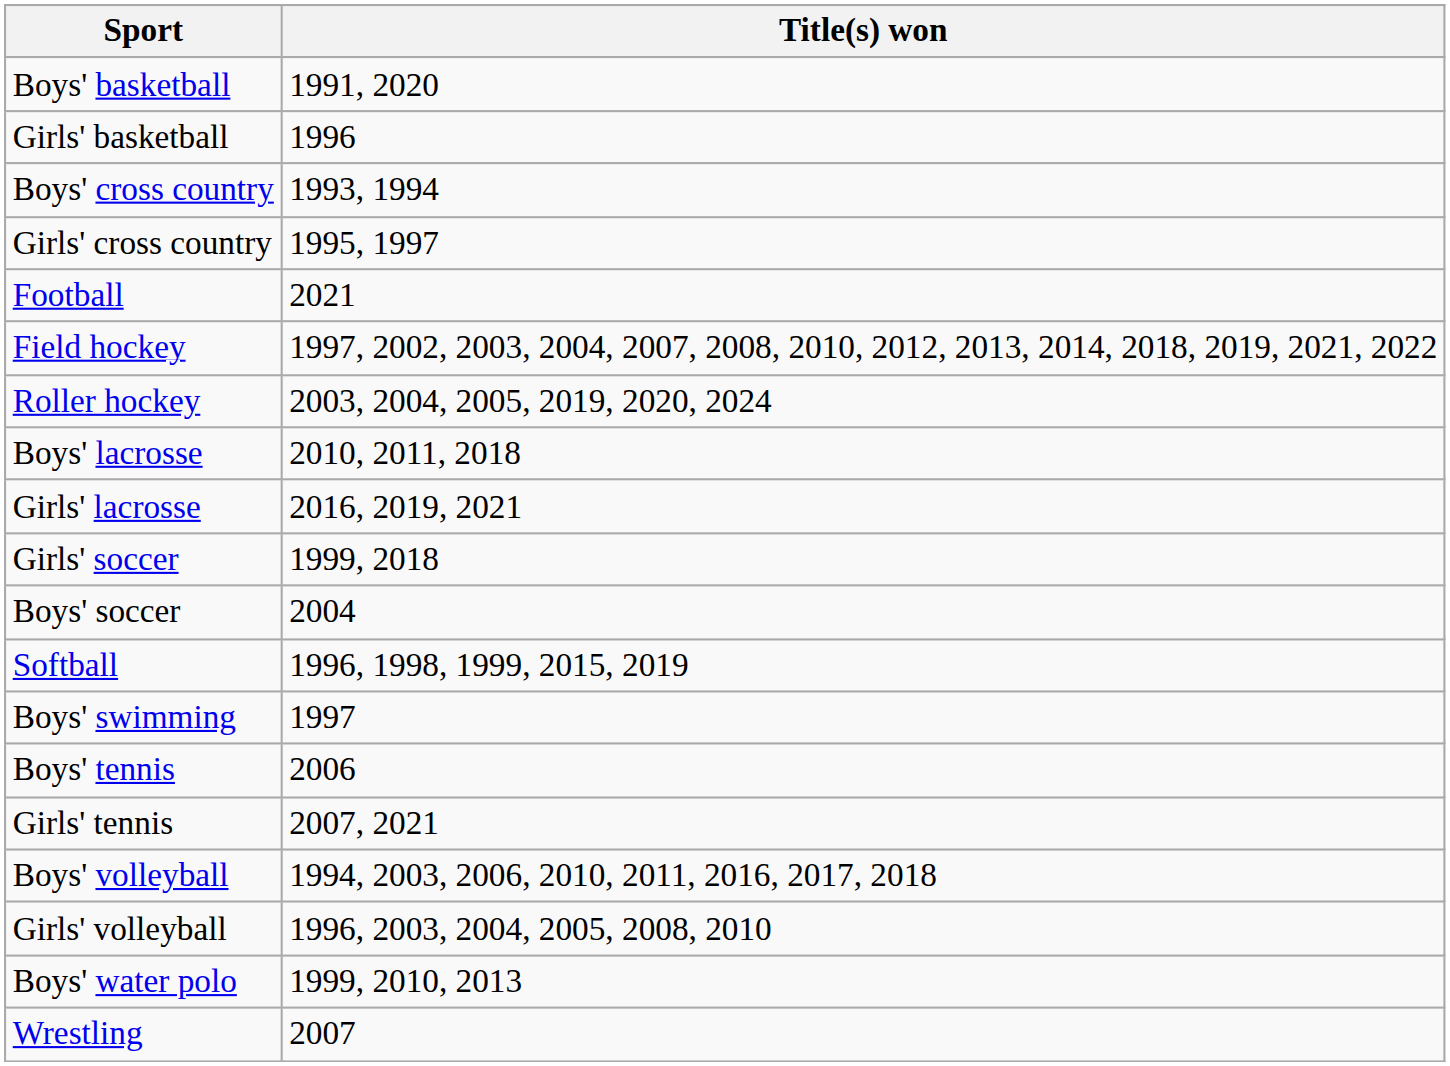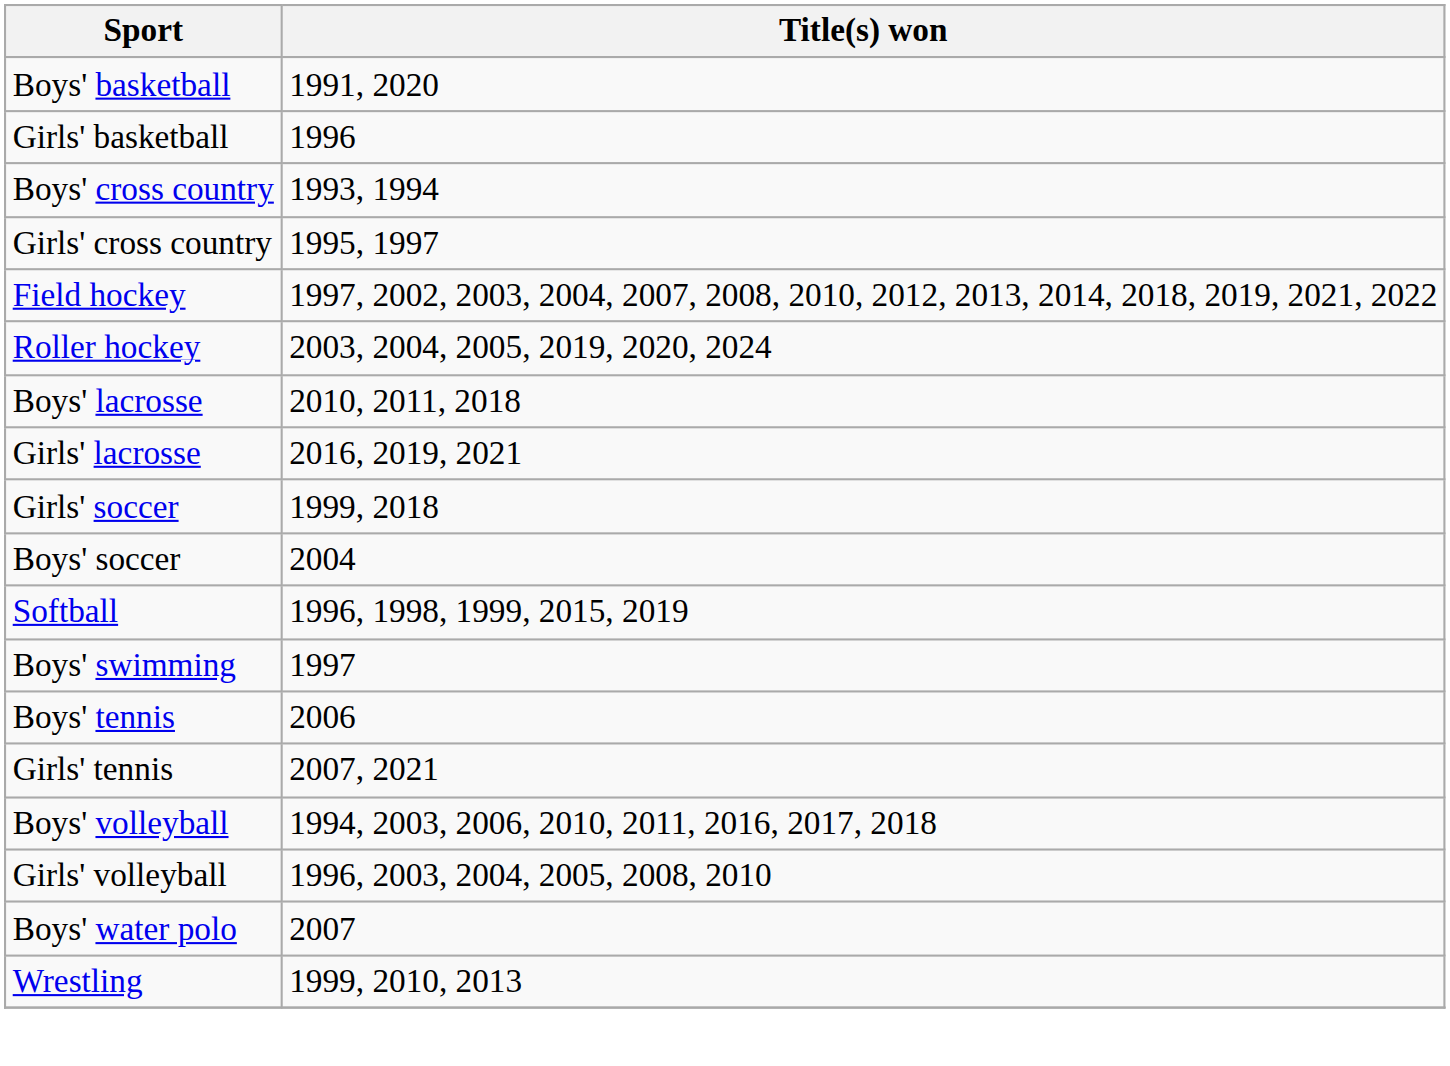- row: (68, 294)
(406, 980) 1999, 2010, 2013 -> (322, 928) 2007
(322, 1033) 2007 -> (406, 980) 1999, 2010, 2013
